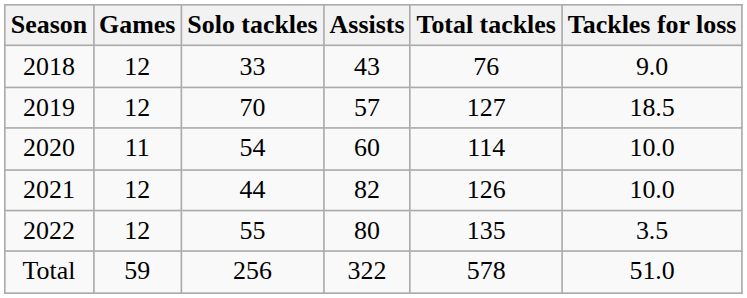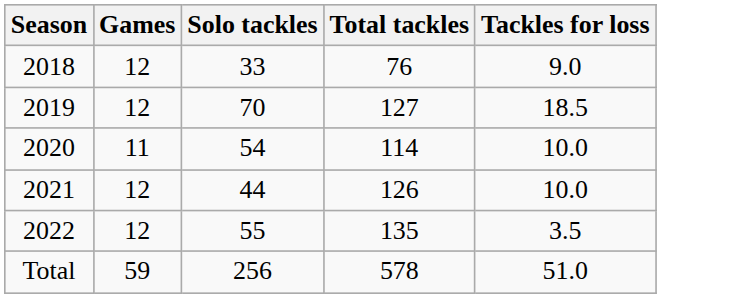- column: (367, 25)
